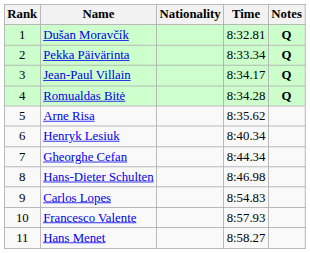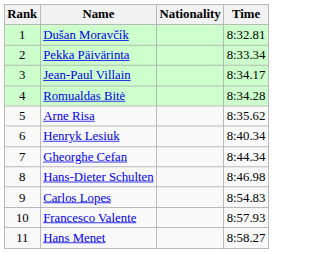- column: (287, 14)
